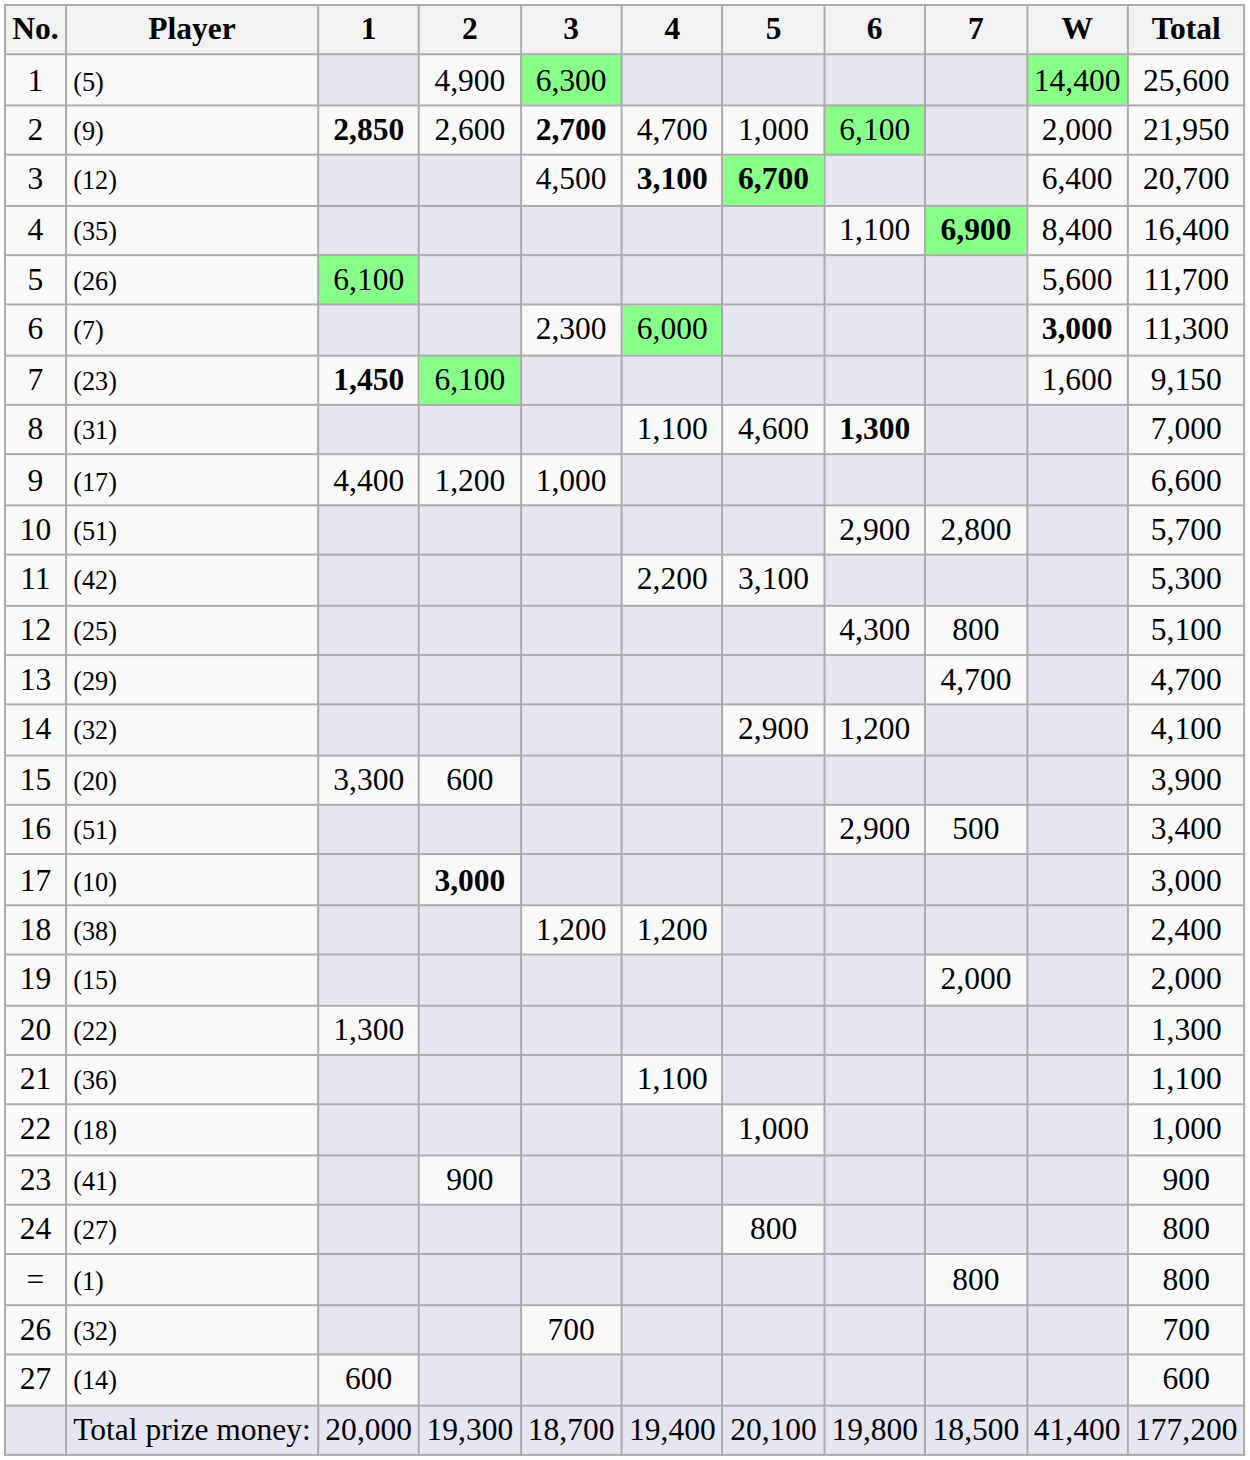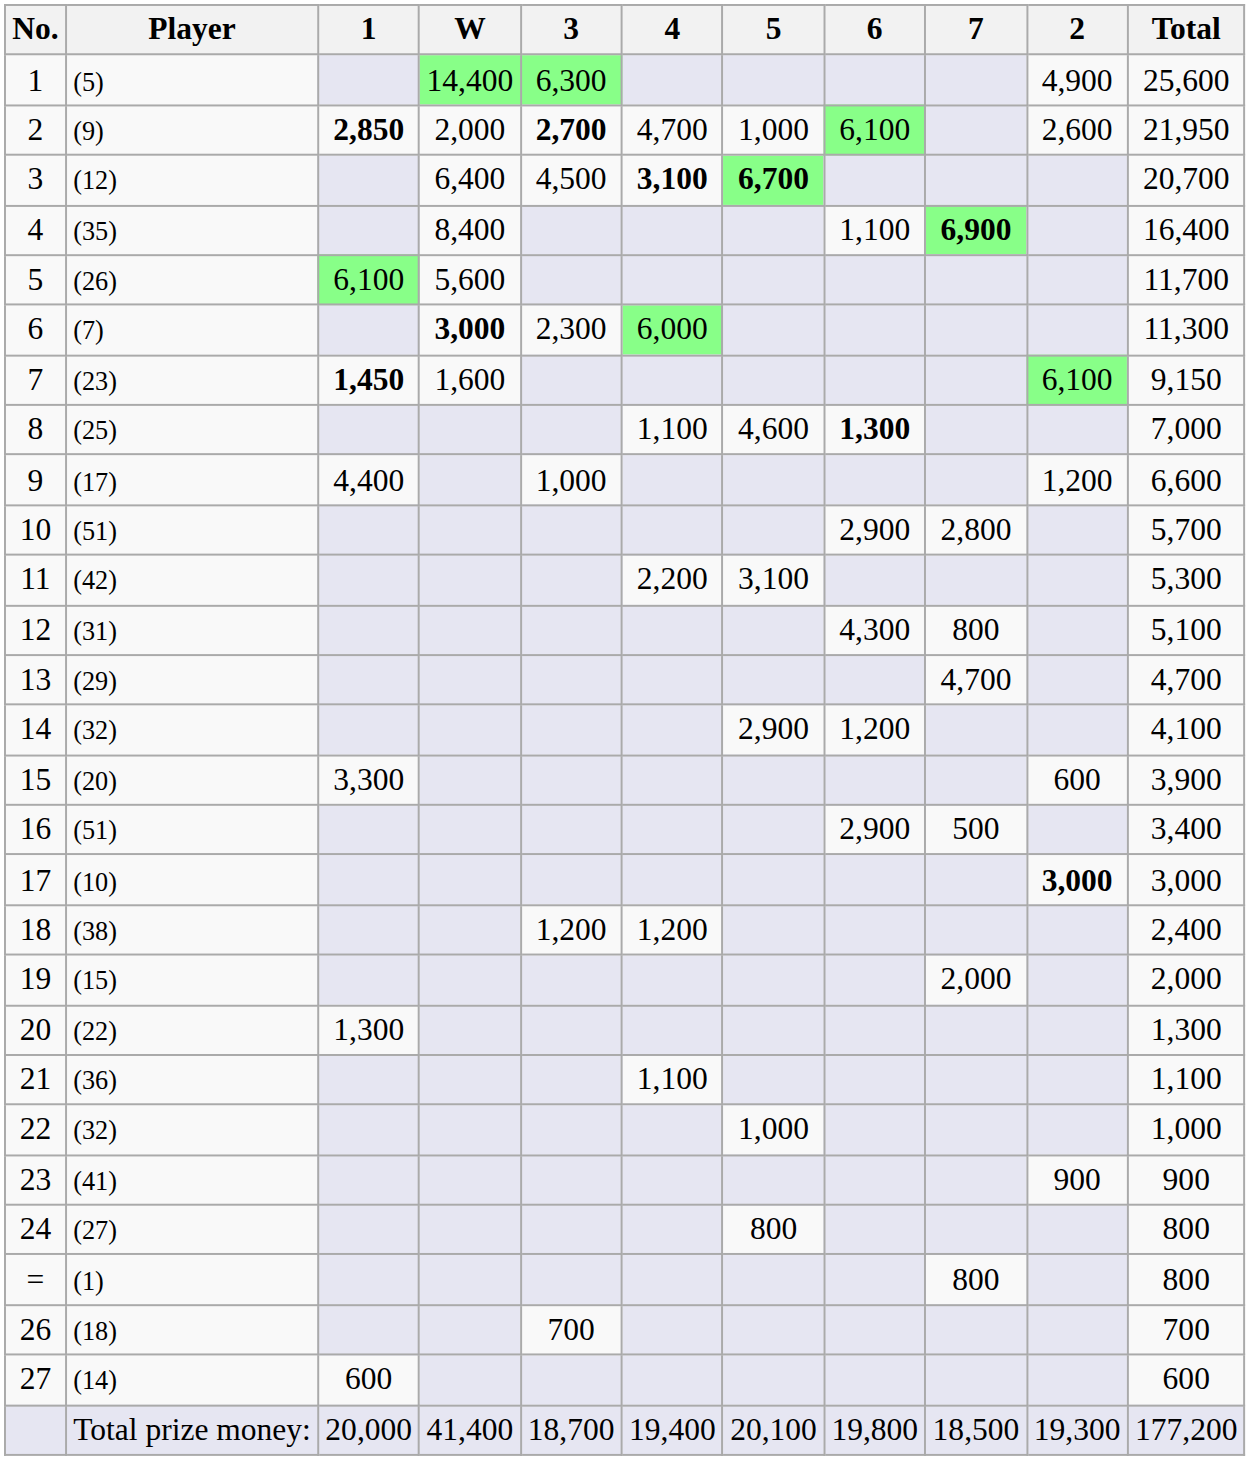columns swapped: (470, 29) <-> (1077, 29)
(95, 431) (31) -> (95, 431) (25)
(95, 631) (25) -> (95, 631) (31)
(95, 1131) (18) -> (95, 1131) (32)
(95, 1331) (32) -> (95, 1331) (18)
